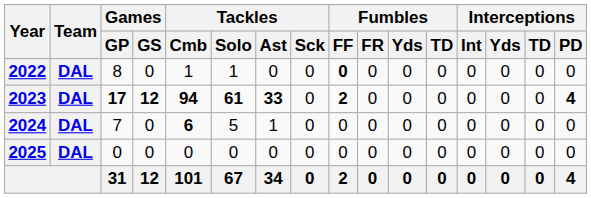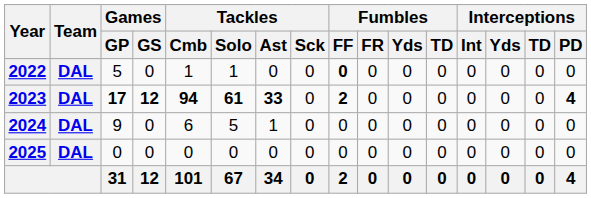(117, 71) 8 -> (117, 71) 5
(117, 125) 7 -> (117, 125) 9
(188, 125) bold -> (188, 125) normal
